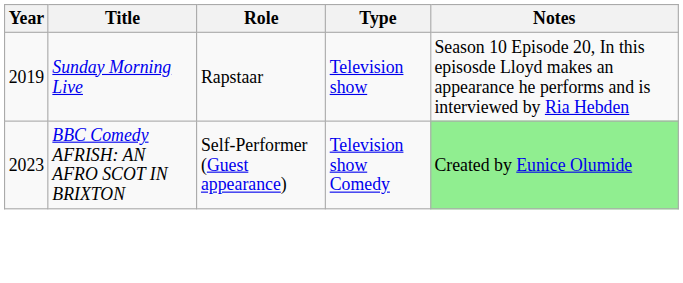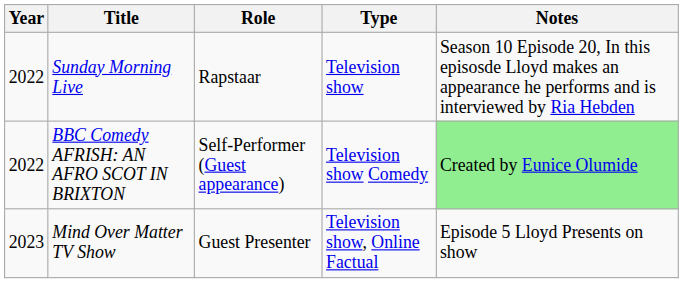(26, 76) 2019 -> (26, 76) 2022
(26, 164) 2023 -> (26, 164) 2022
+ row: (117, 242)
